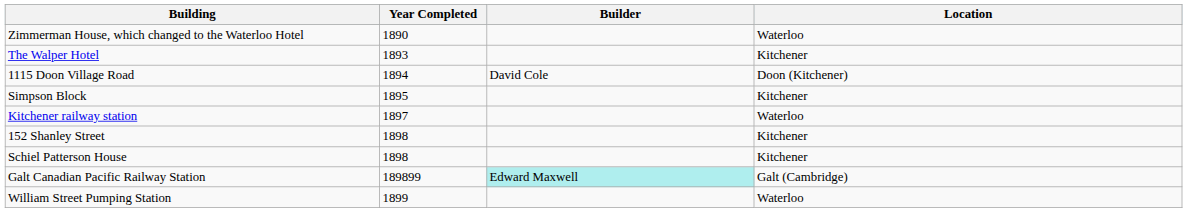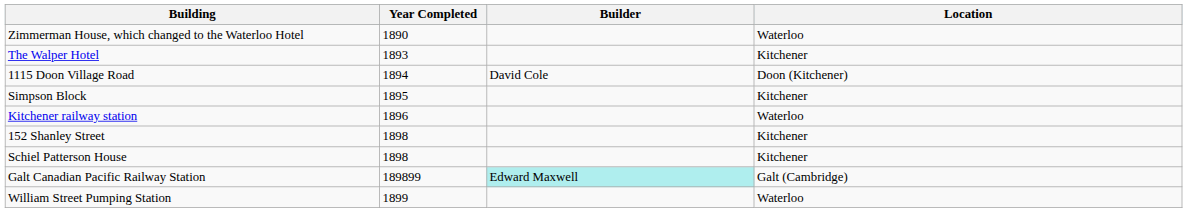(395, 116) 1897 -> (395, 116) 1896
